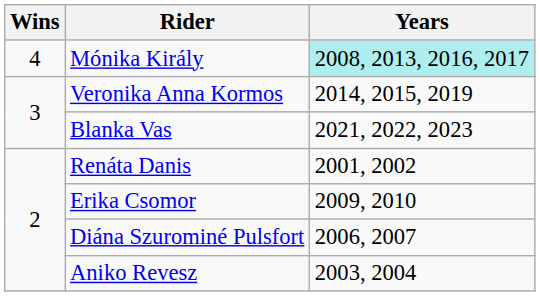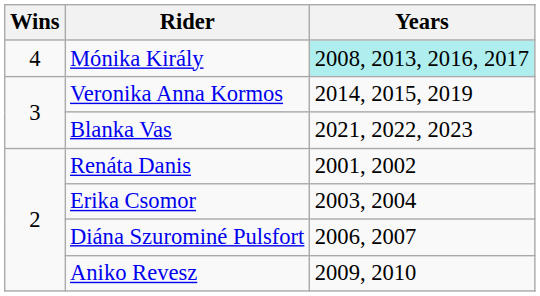(366, 201) 2009, 2010 -> (366, 201) 2003, 2004
(366, 272) 2003, 2004 -> (366, 272) 2009, 2010
